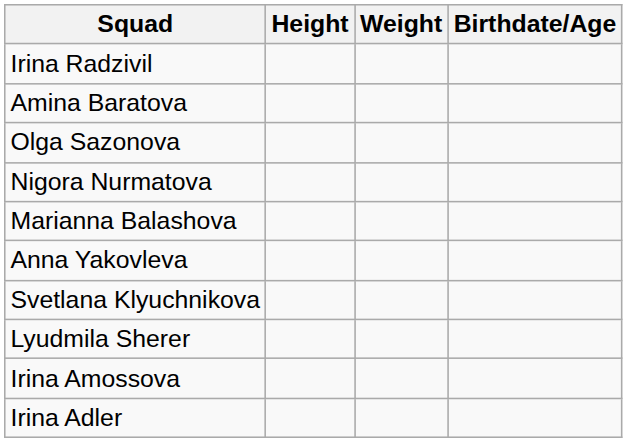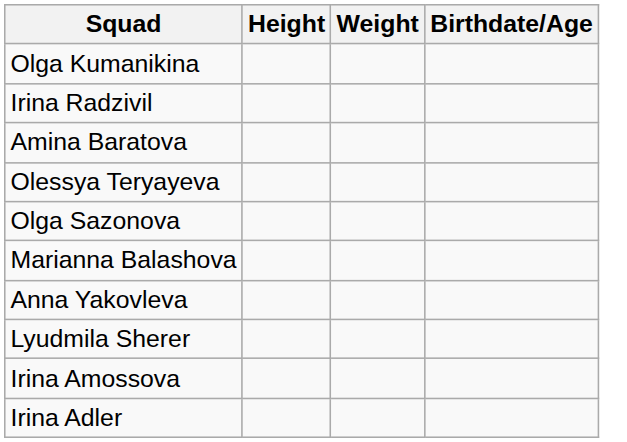+ row: (105, 63)
+ row: (115, 181)
- row: (111, 181)
- row: (135, 299)
